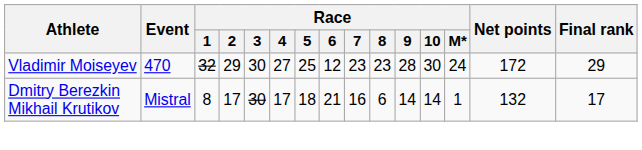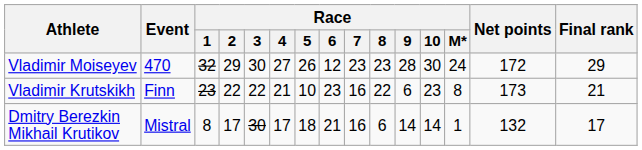(307, 66) 25 -> (307, 66) 26
+ row: (72, 91)
